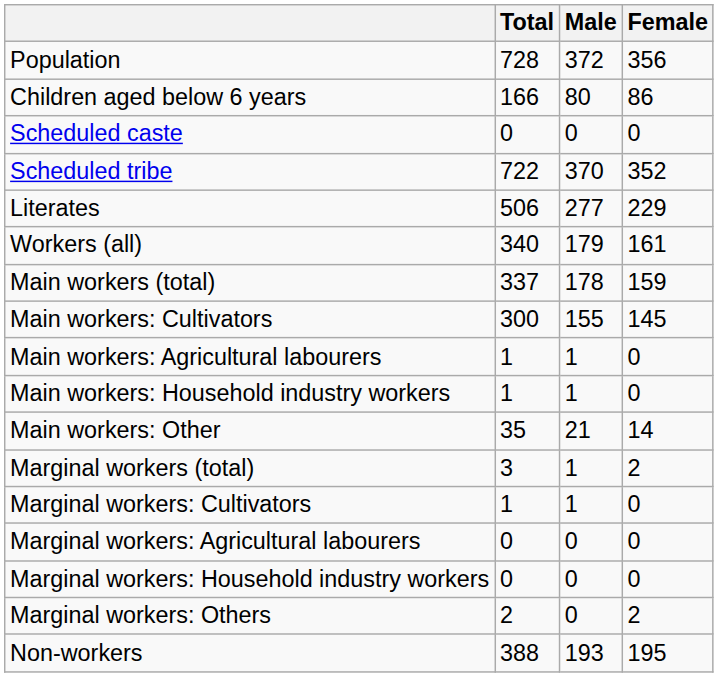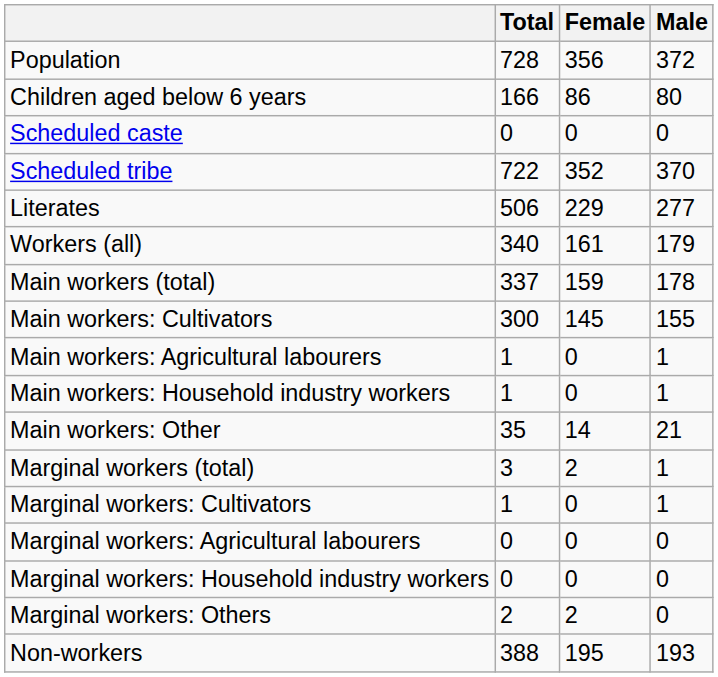columns swapped: (591, 23) <-> (668, 23)
